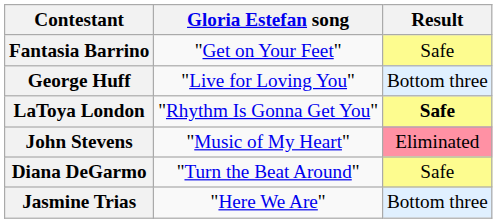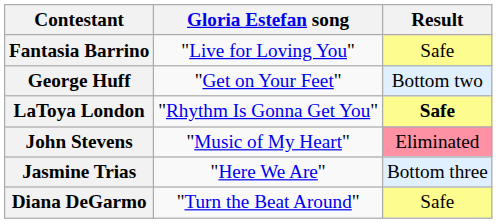(268, 50) "Get on Your Feet" -> (268, 50) "Live for Loving You"
(268, 80) "Live for Loving You" -> (268, 80) "Get on Your Feet"
(437, 80) Bottom three -> (437, 80) Bottom two
rows swapped: (79, 202) <-> (79, 171)
